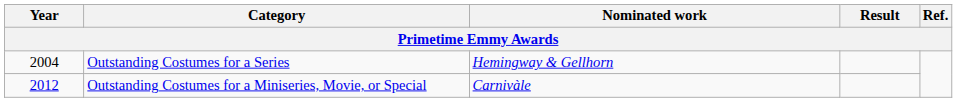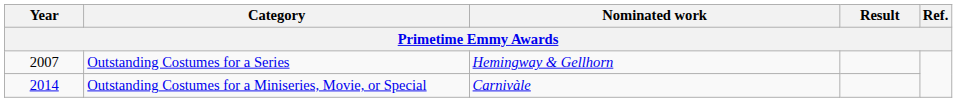(44, 62) 2004 -> (44, 62) 2007
(44, 85) 2012 -> (44, 85) 2014
